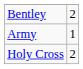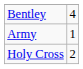(73, 14) 2 -> (73, 14) 4
